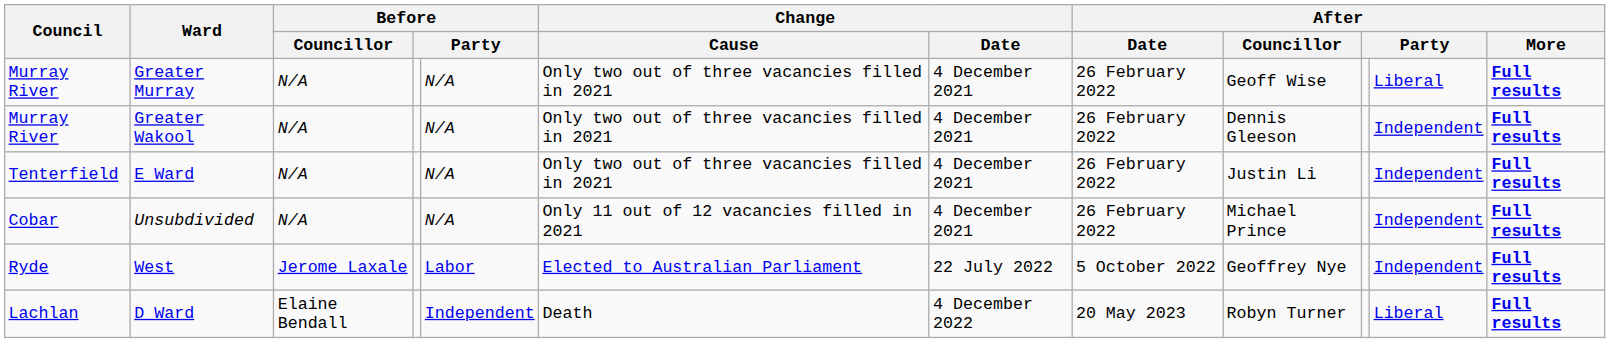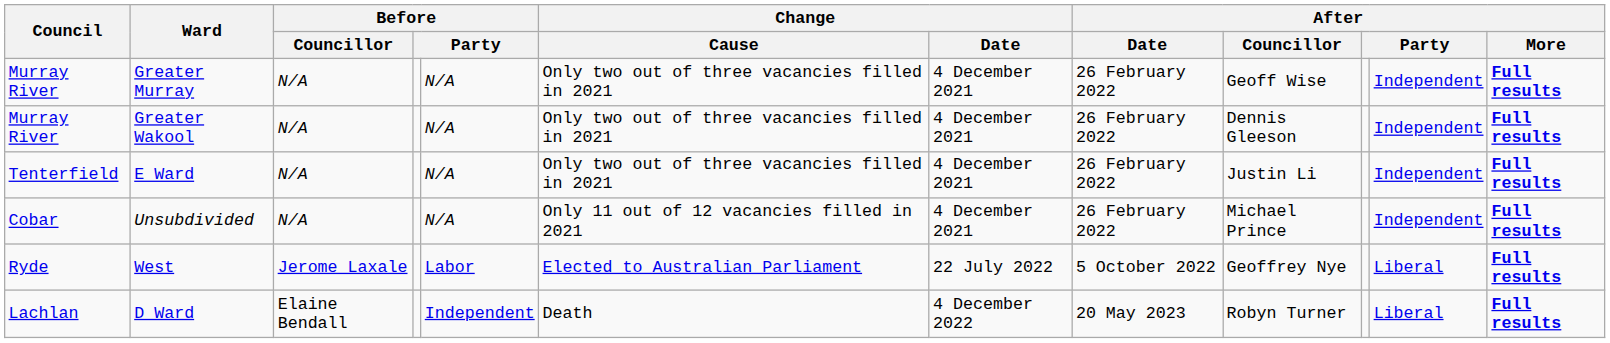(1409, 82) Liberal -> (1429, 82) Independent
(1429, 267) Independent -> (1409, 267) Liberal
